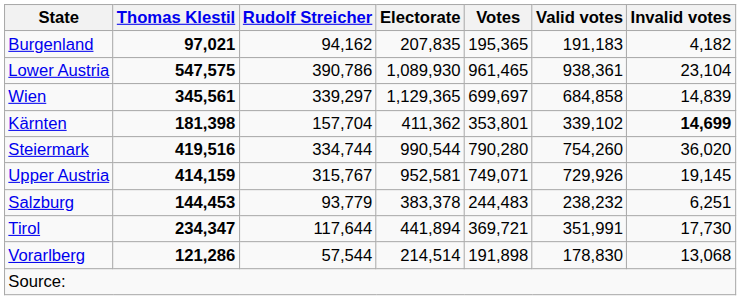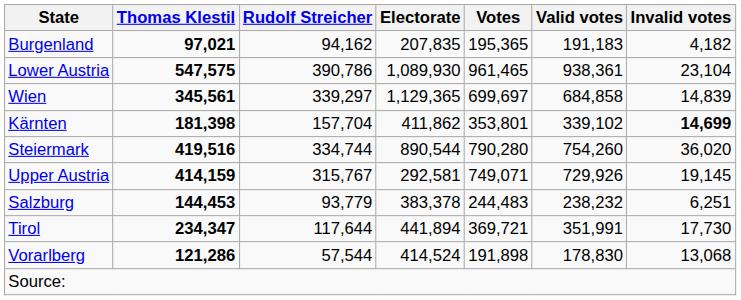(431, 123) 411,362 -> (431, 123) 411,862
(430, 149) 990,544 -> (430, 149) 890,544
(430, 176) 952,581 -> (430, 176) 292,581
(430, 255) 214,514 -> (430, 255) 414,524
